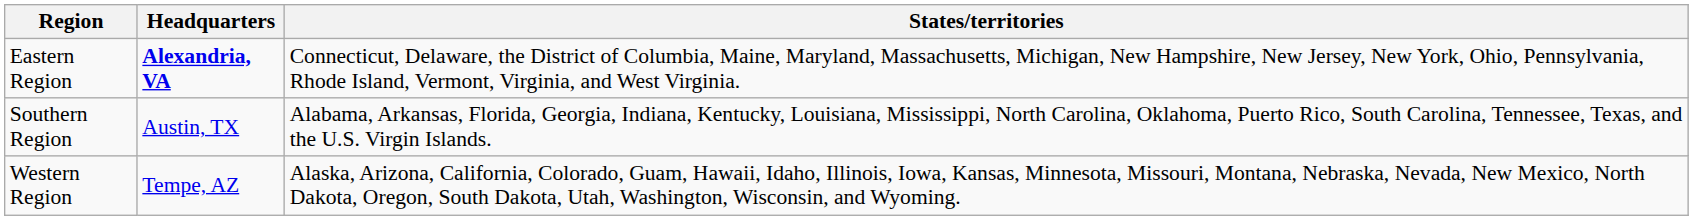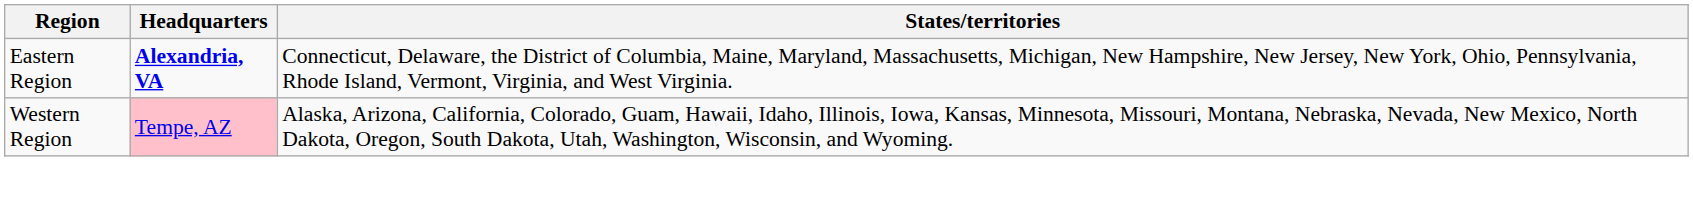- row: (49, 126)
(191, 185) no background -> (183, 126) pink background
